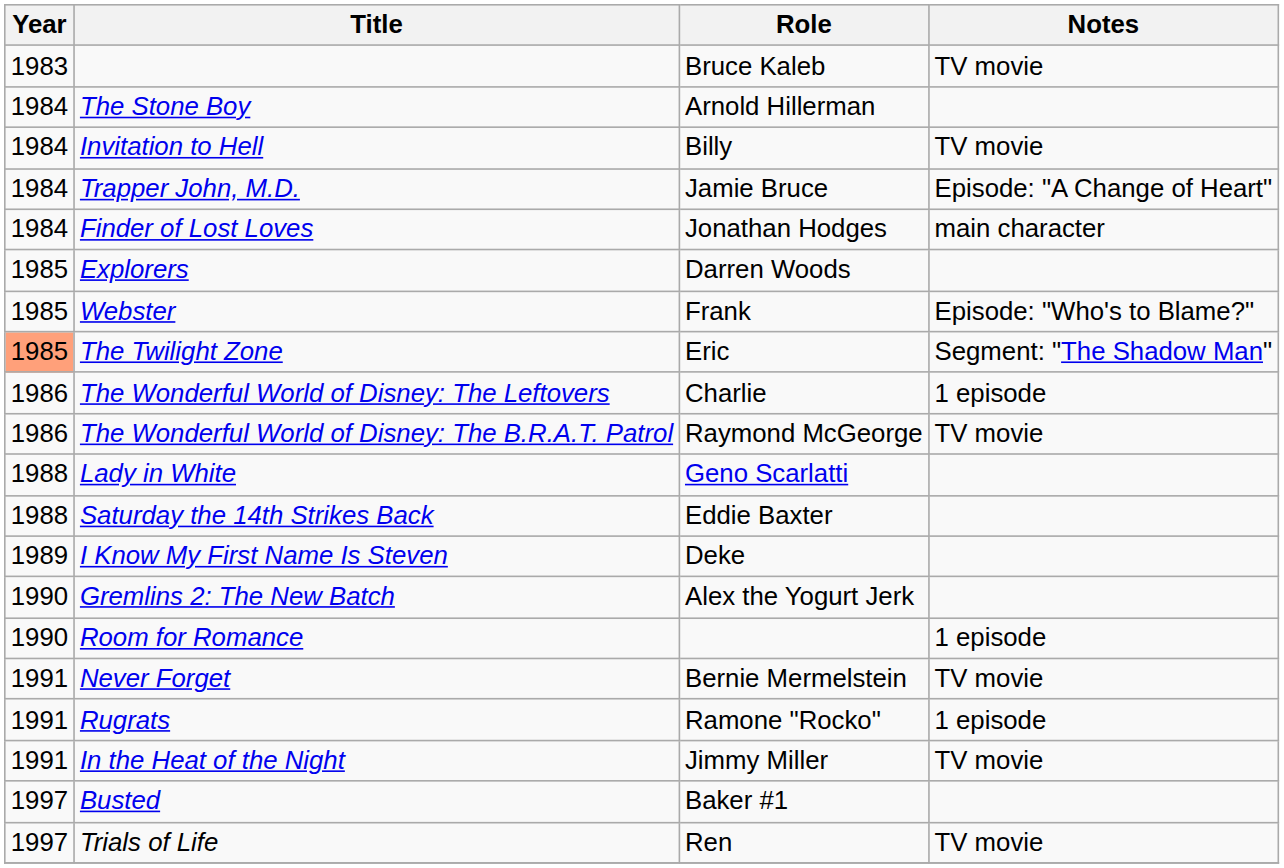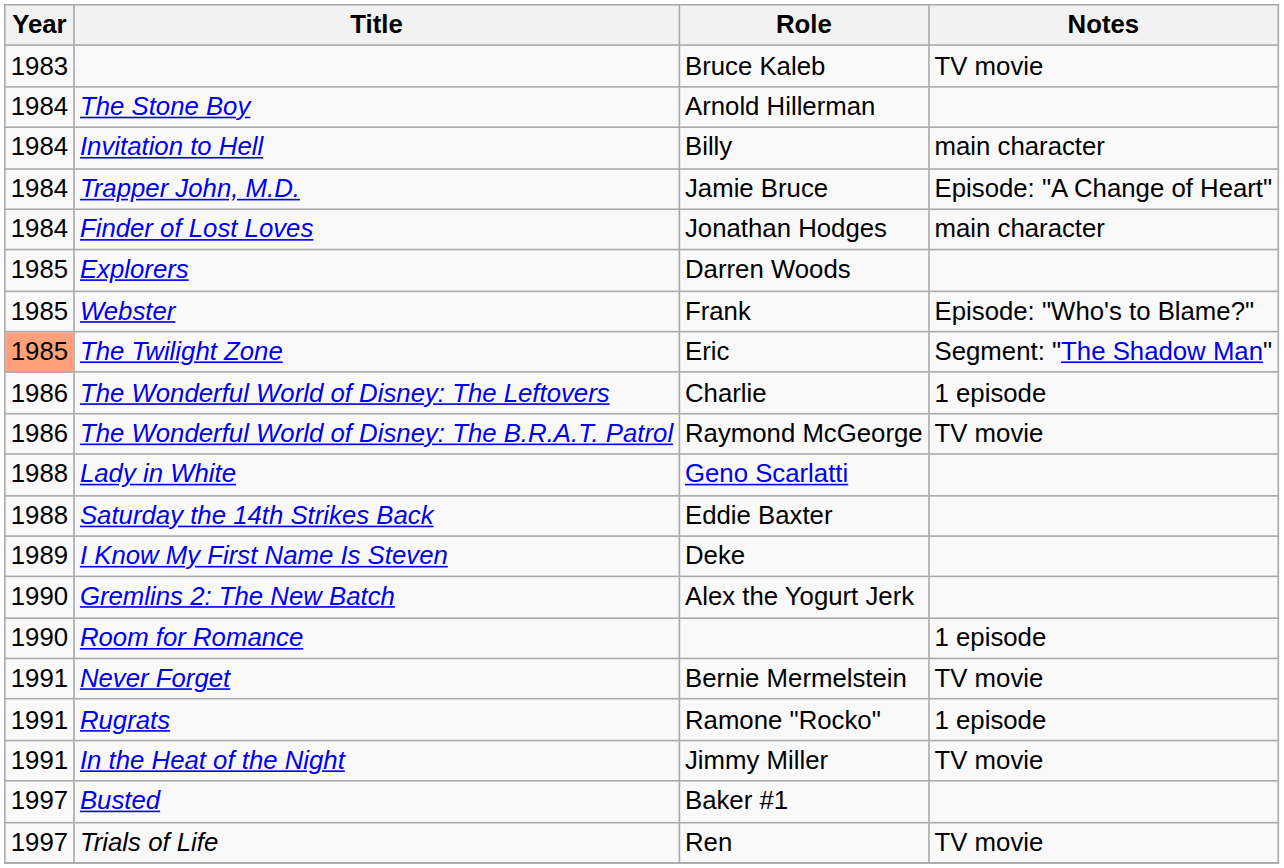(989, 147) TV movie -> (1020, 147) main character
